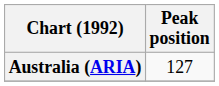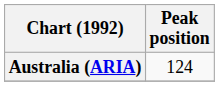(180, 66) 127 -> (180, 66) 124
